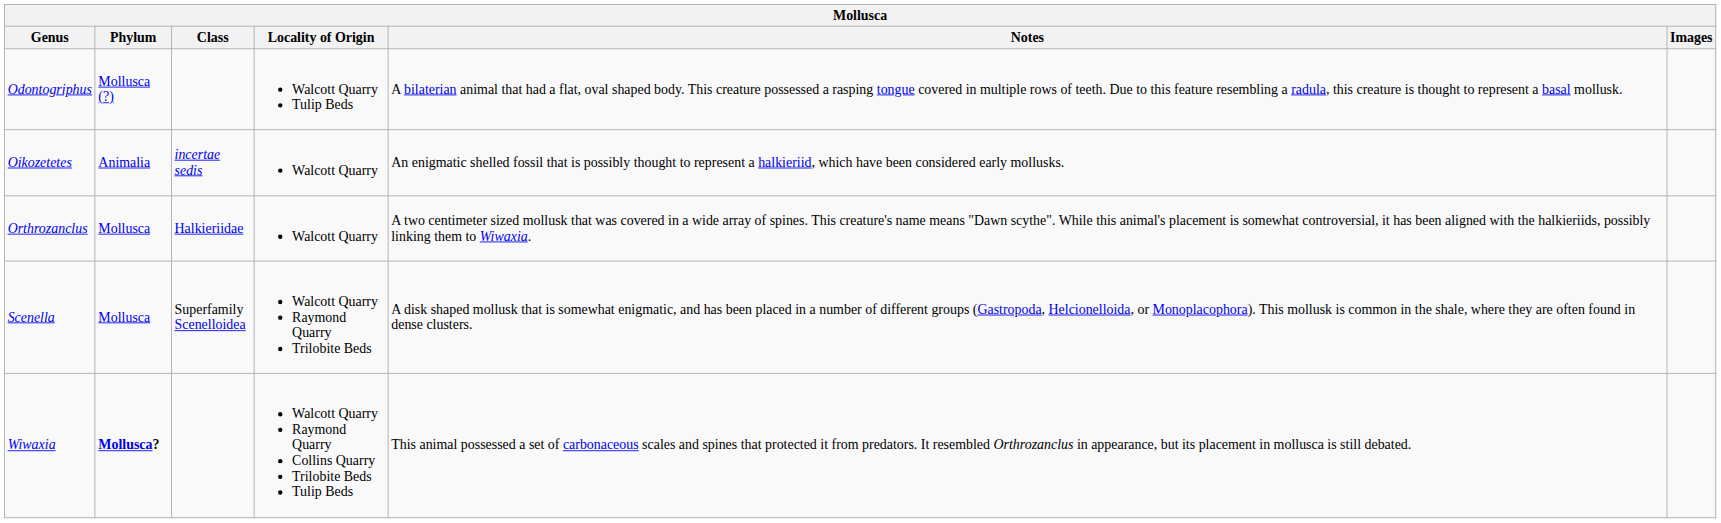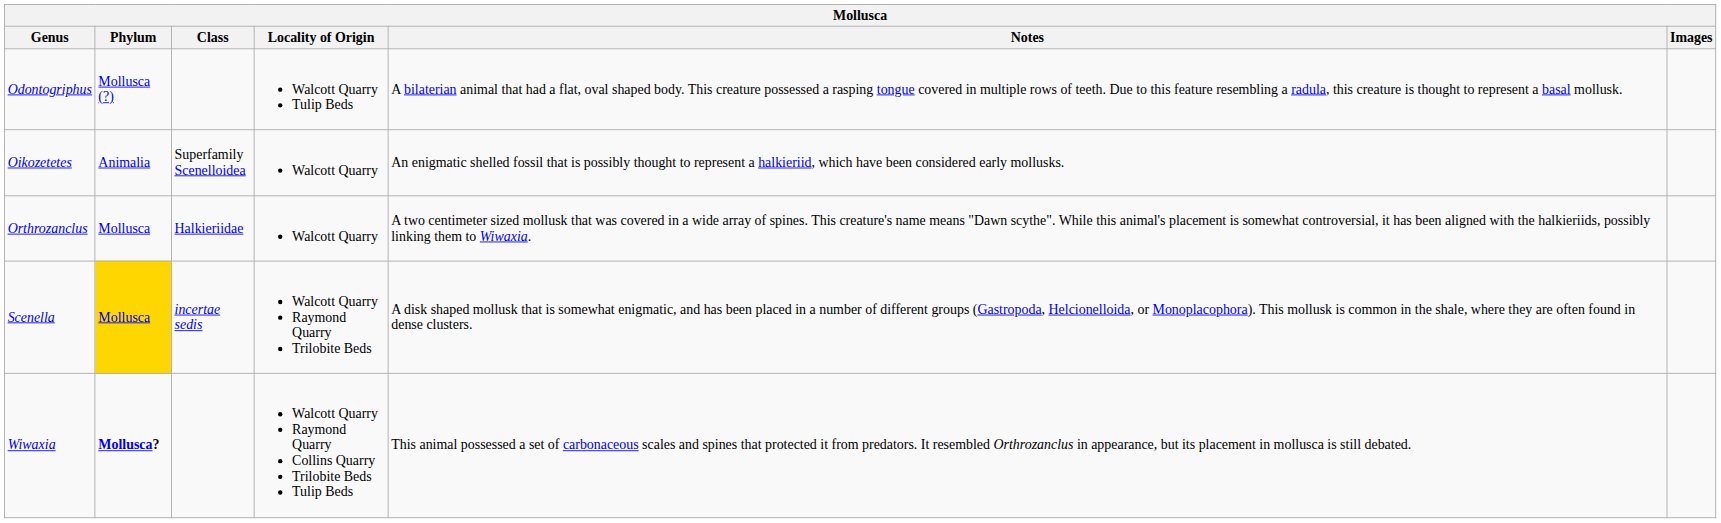(197, 162) incertae sedis -> (210, 162) Superfamily Scenelloidea
(124, 317) no background -> (124, 317) gold background
(210, 317) Superfamily Scenelloidea -> (197, 317) incertae sedis
